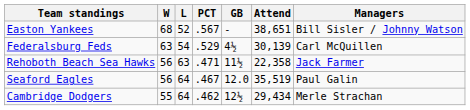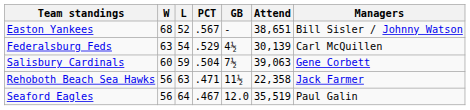+ row: (66, 63)
- row: (59, 96)
